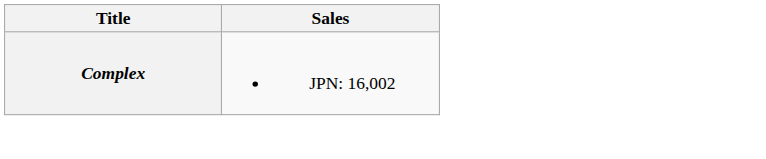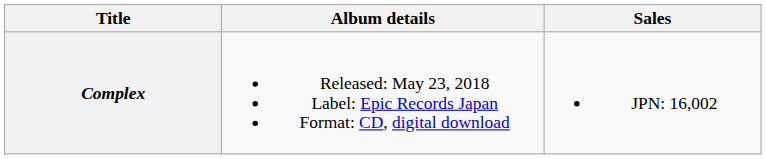+ column: (383, 18)
